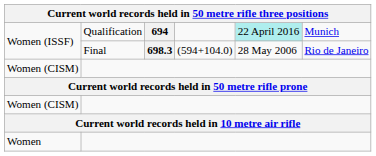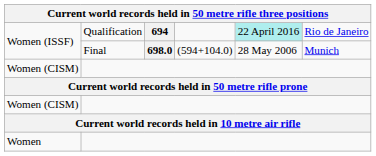(322, 32) Munich -> (336, 32) Rio de Janeiro
(160, 50) 698.3 -> (160, 50) 698.0
(336, 50) Rio de Janeiro -> (322, 50) Munich
